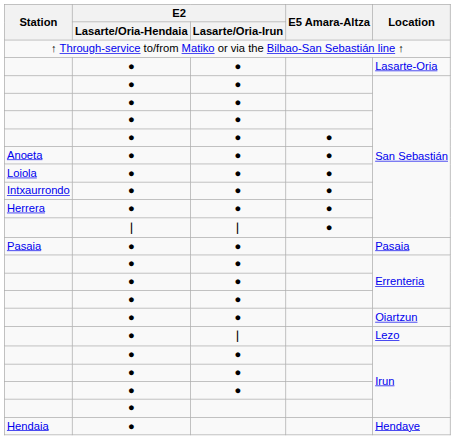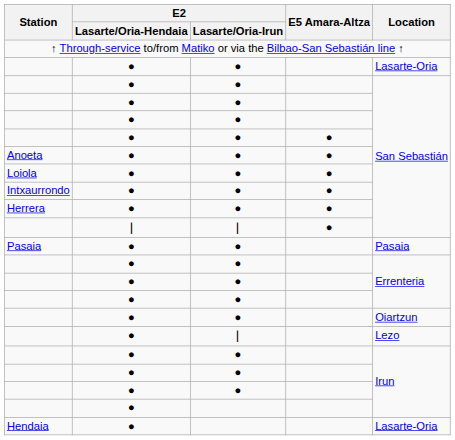(398, 426) Hendaye -> (406, 426) Lasarte-Oria
